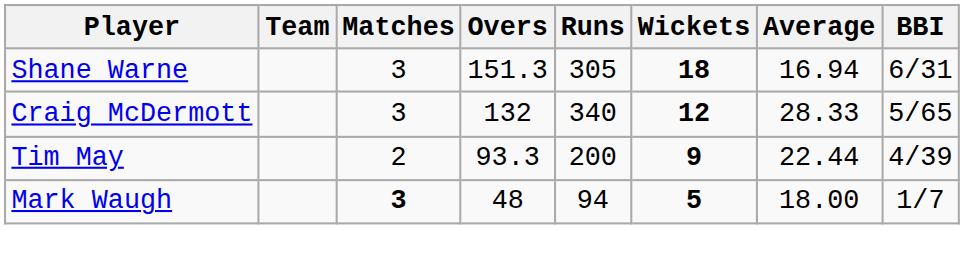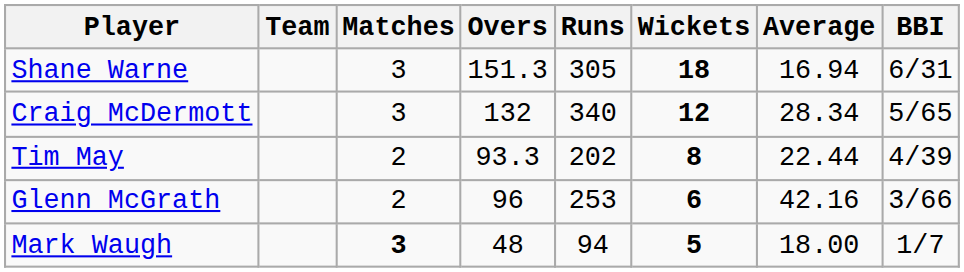(819, 114) 28.33 -> (819, 114) 28.34
(593, 158) 200 -> (593, 158) 202
(694, 158) 9 -> (694, 158) 8
+ row: (116, 201)
